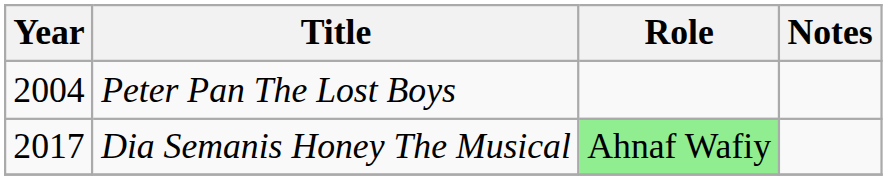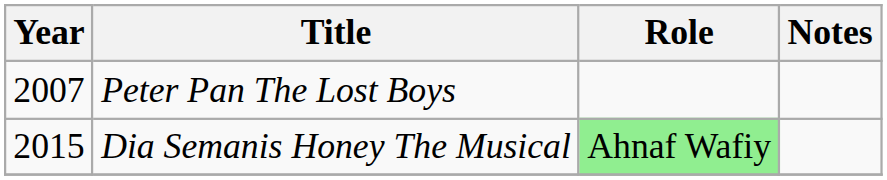(49, 89) 2004 -> (49, 89) 2007
(49, 145) 2017 -> (49, 145) 2015
